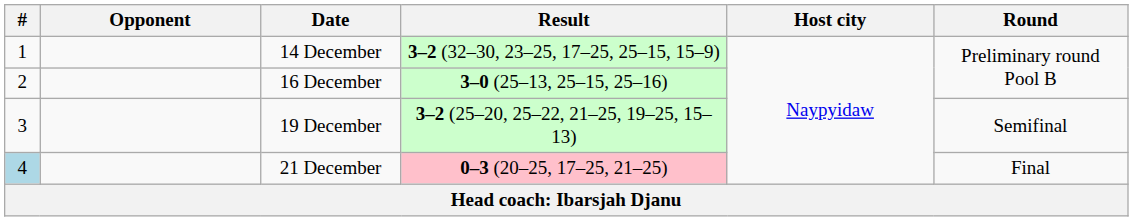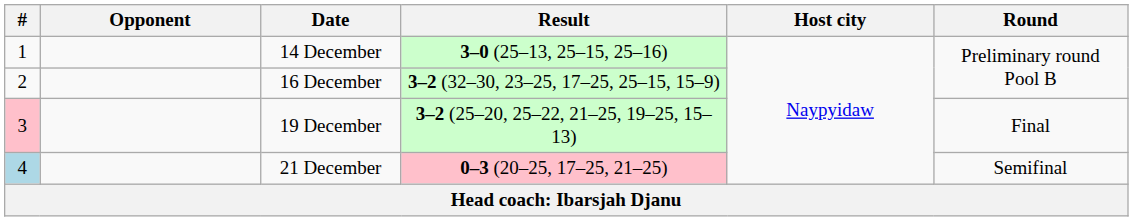(564, 51) 3–2 (32–30, 23–25, 17–25, 25–15, 15–9) -> (564, 51) 3–0 (25–13, 25–15, 25–16)
(564, 83) 3–0 (25–13, 25–15, 25–16) -> (564, 83) 3–2 (32–30, 23–25, 17–25, 25–15, 15–9)
(22, 125) no background -> (22, 125) pink background
(1030, 125) Semifinal -> (1030, 125) Final
(1030, 168) Final -> (1030, 168) Semifinal
